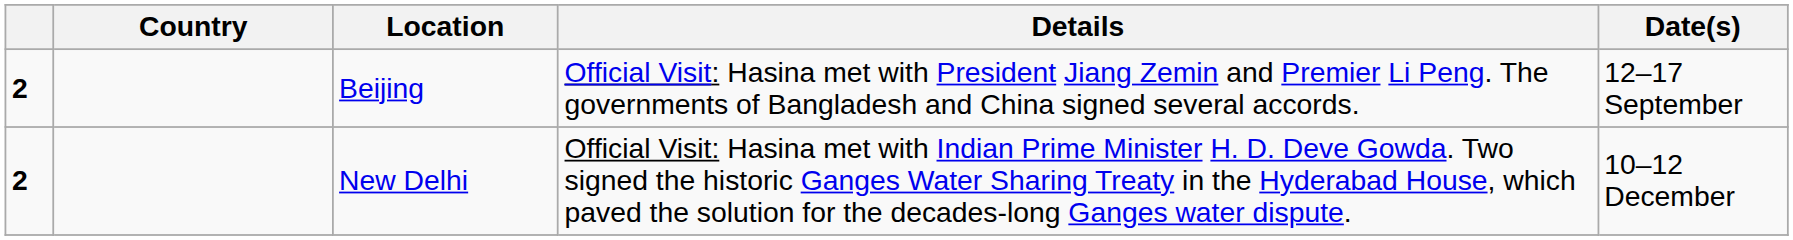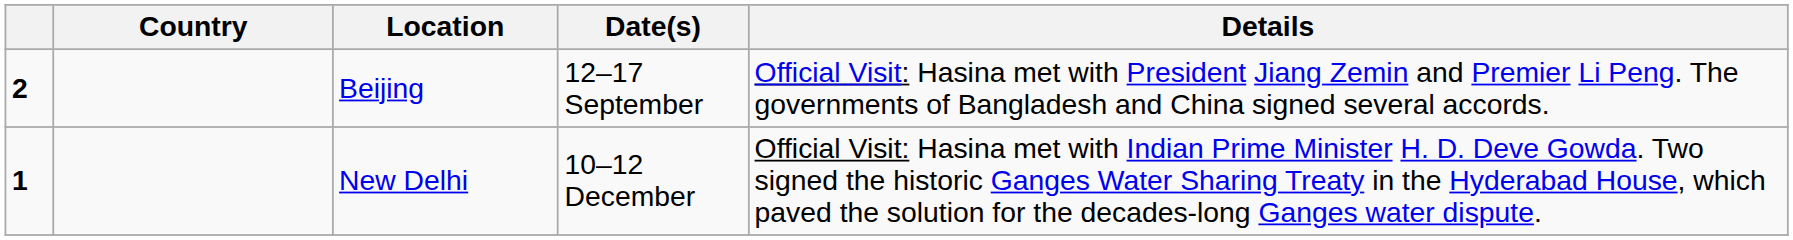columns swapped: (1693, 26) <-> (1078, 26)
(20, 180) 2 -> (20, 180) 1
